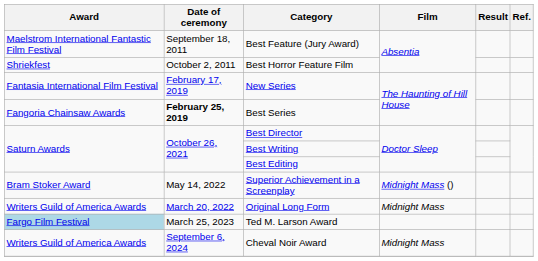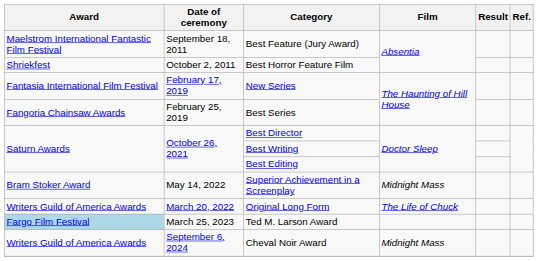(195, 112) bold -> (194, 112) normal
(417, 185) Midnight Mass () -> (413, 185) Midnight Mass
(413, 206) Midnight Mass -> (420, 206) The Life of Chuck
